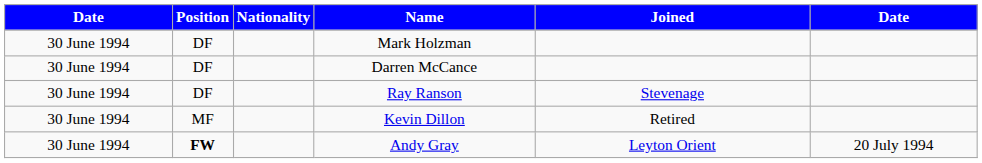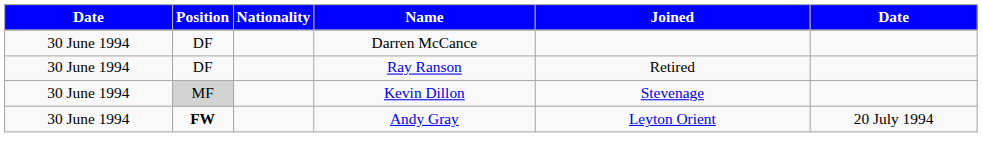- row: (424, 43)
(672, 93) Stevenage -> (672, 68) Retired
(203, 119) no background -> (203, 93) lightgrey background
(672, 119) Retired -> (672, 93) Stevenage
